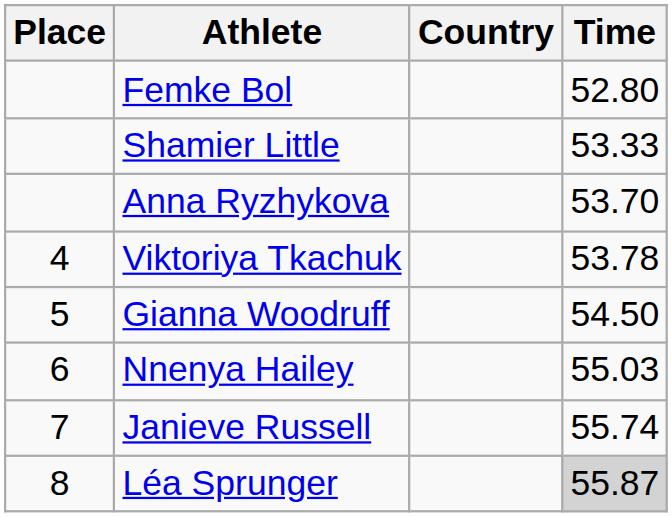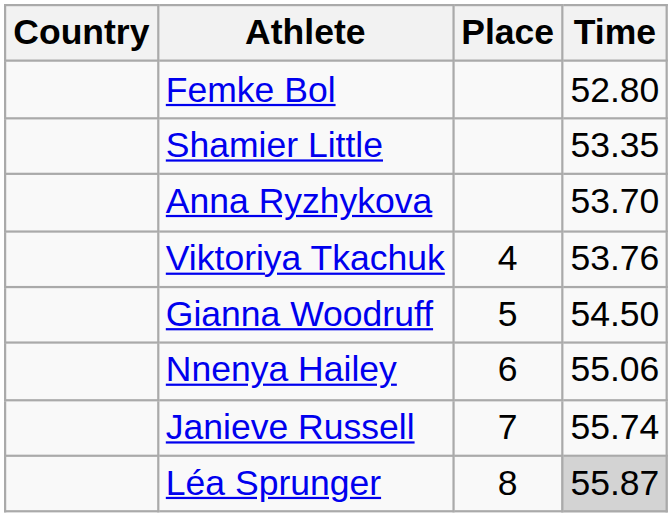columns swapped: (60, 32) <-> (486, 32)
(615, 145) 53.33 -> (615, 145) 53.35
(615, 257) 53.78 -> (615, 257) 53.76
(615, 370) 55.03 -> (615, 370) 55.06
